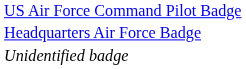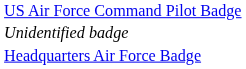rows swapped: (103, 33) <-> (66, 55)
